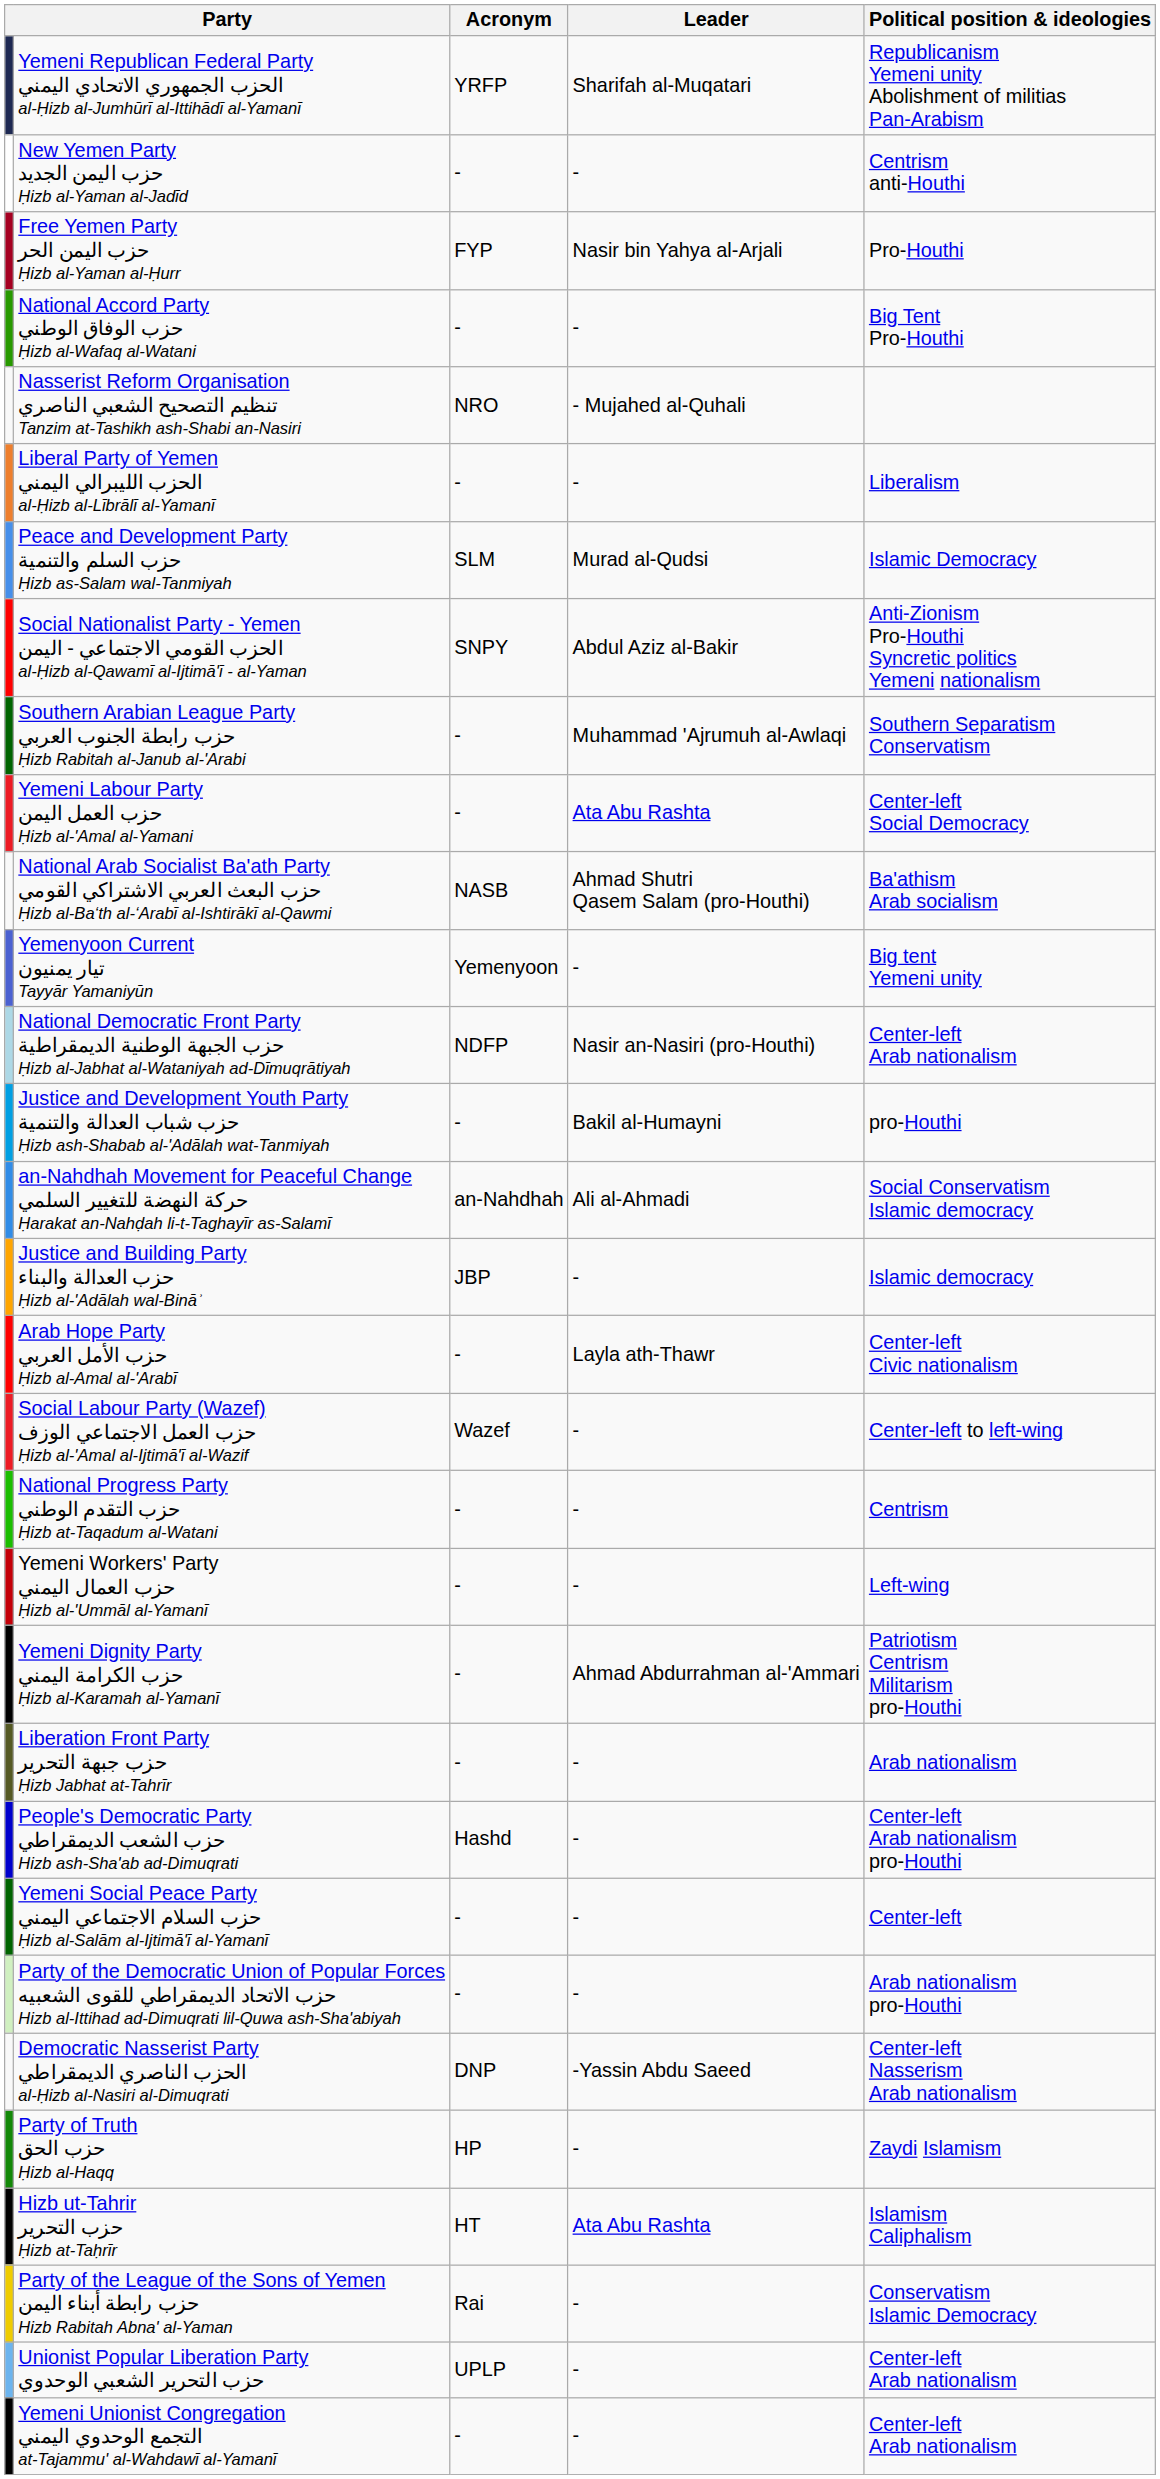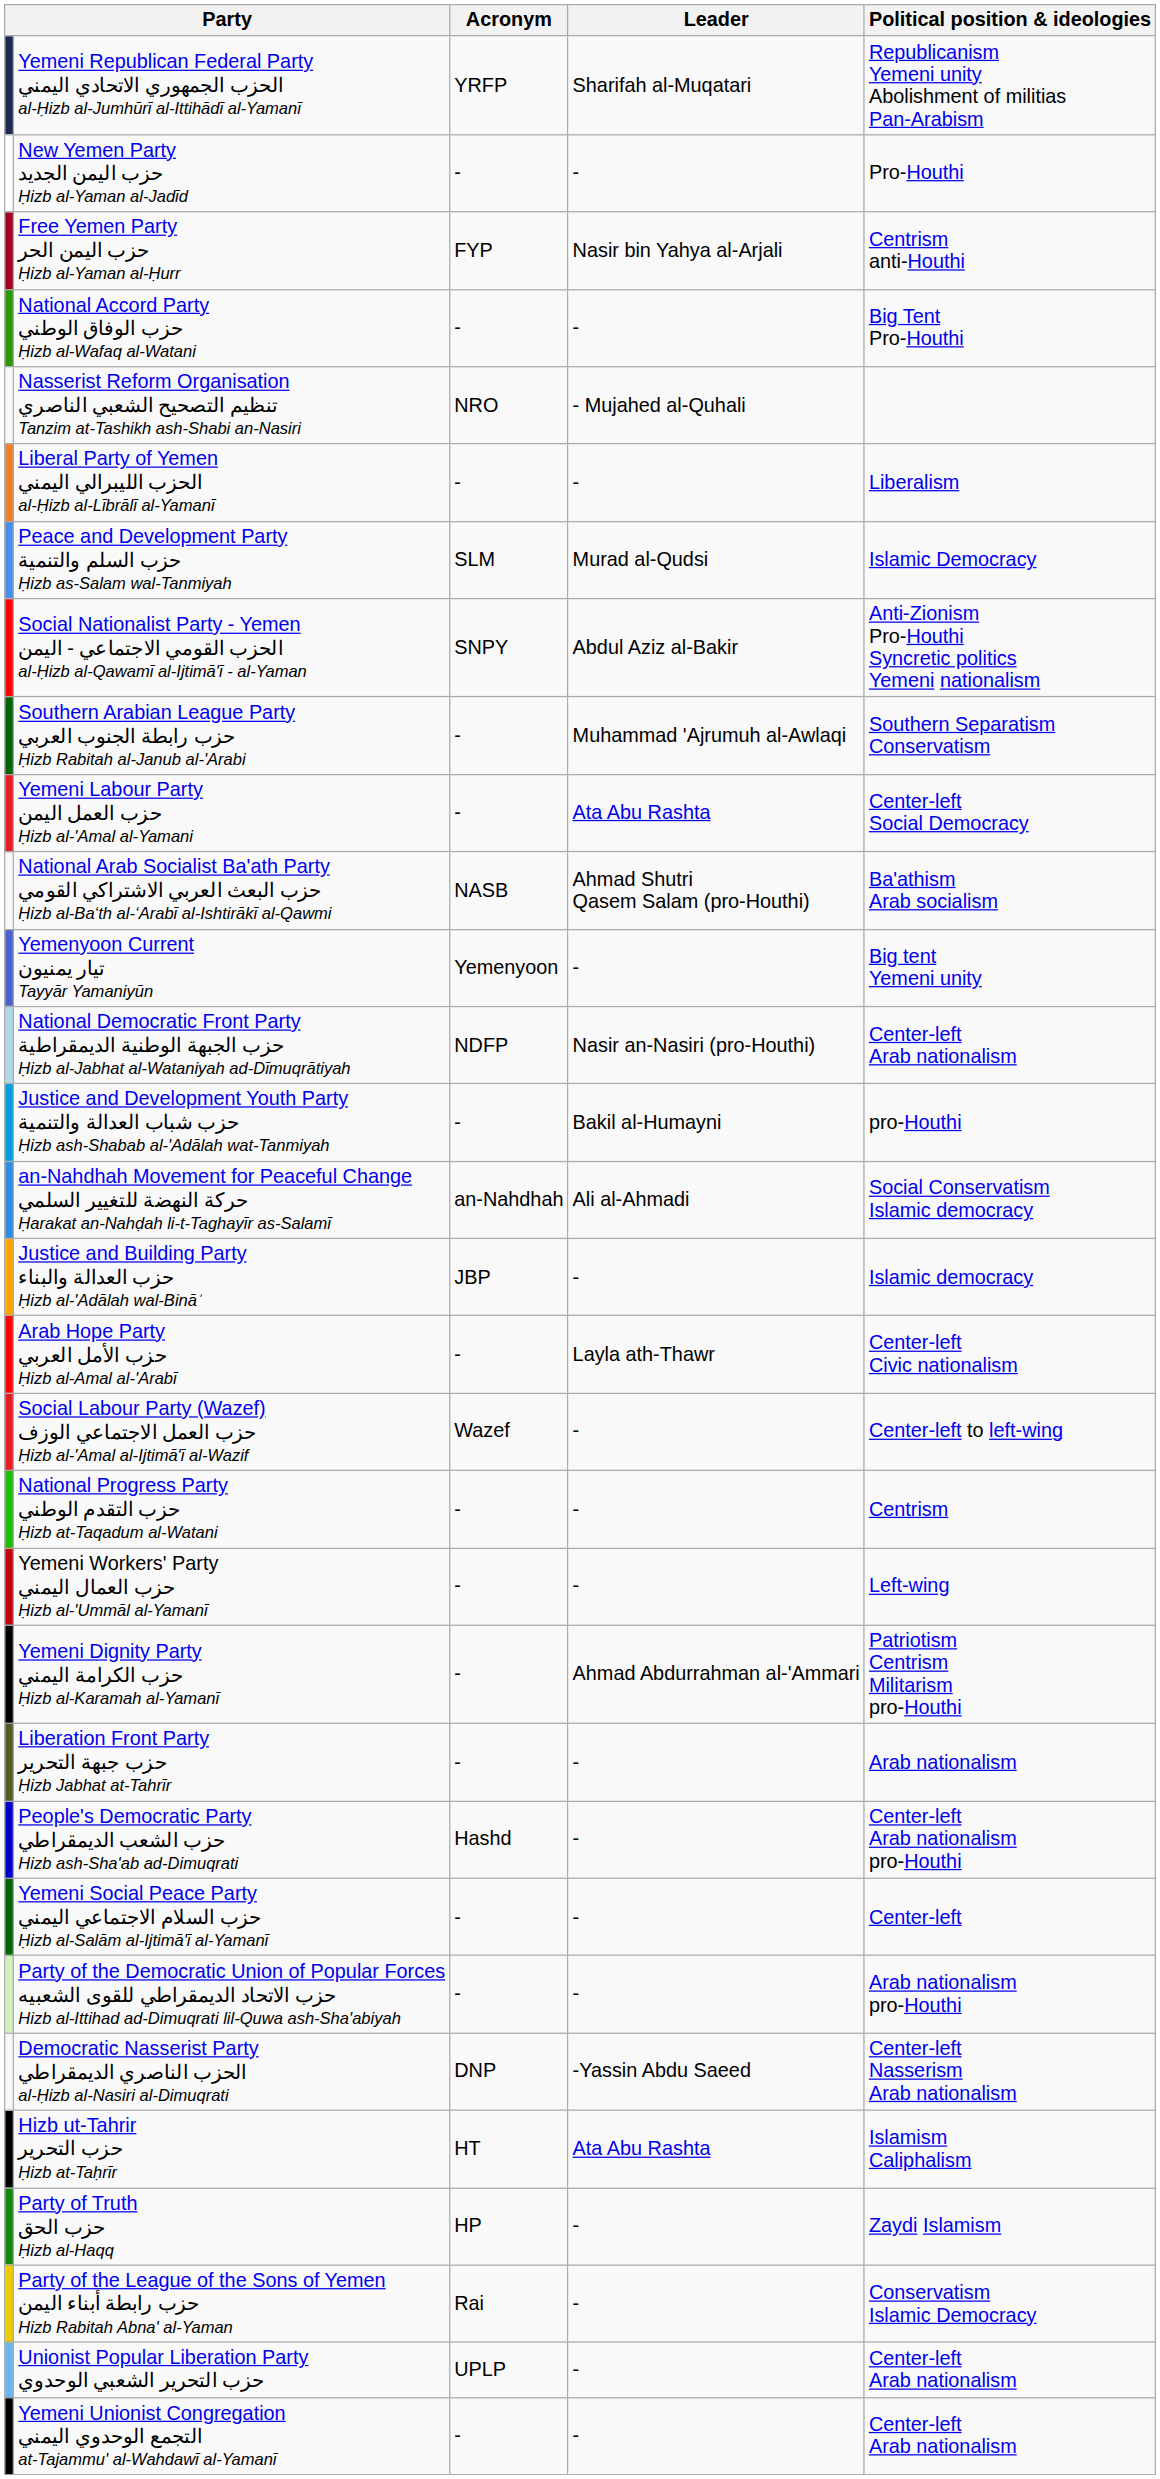(917, 173) Centrism anti-Houthi -> (916, 173) Pro-Houthi
(916, 250) Pro-Houthi -> (917, 250) Centrism anti-Houthi
rows swapped: (77, 2226) <-> (78, 2148)
